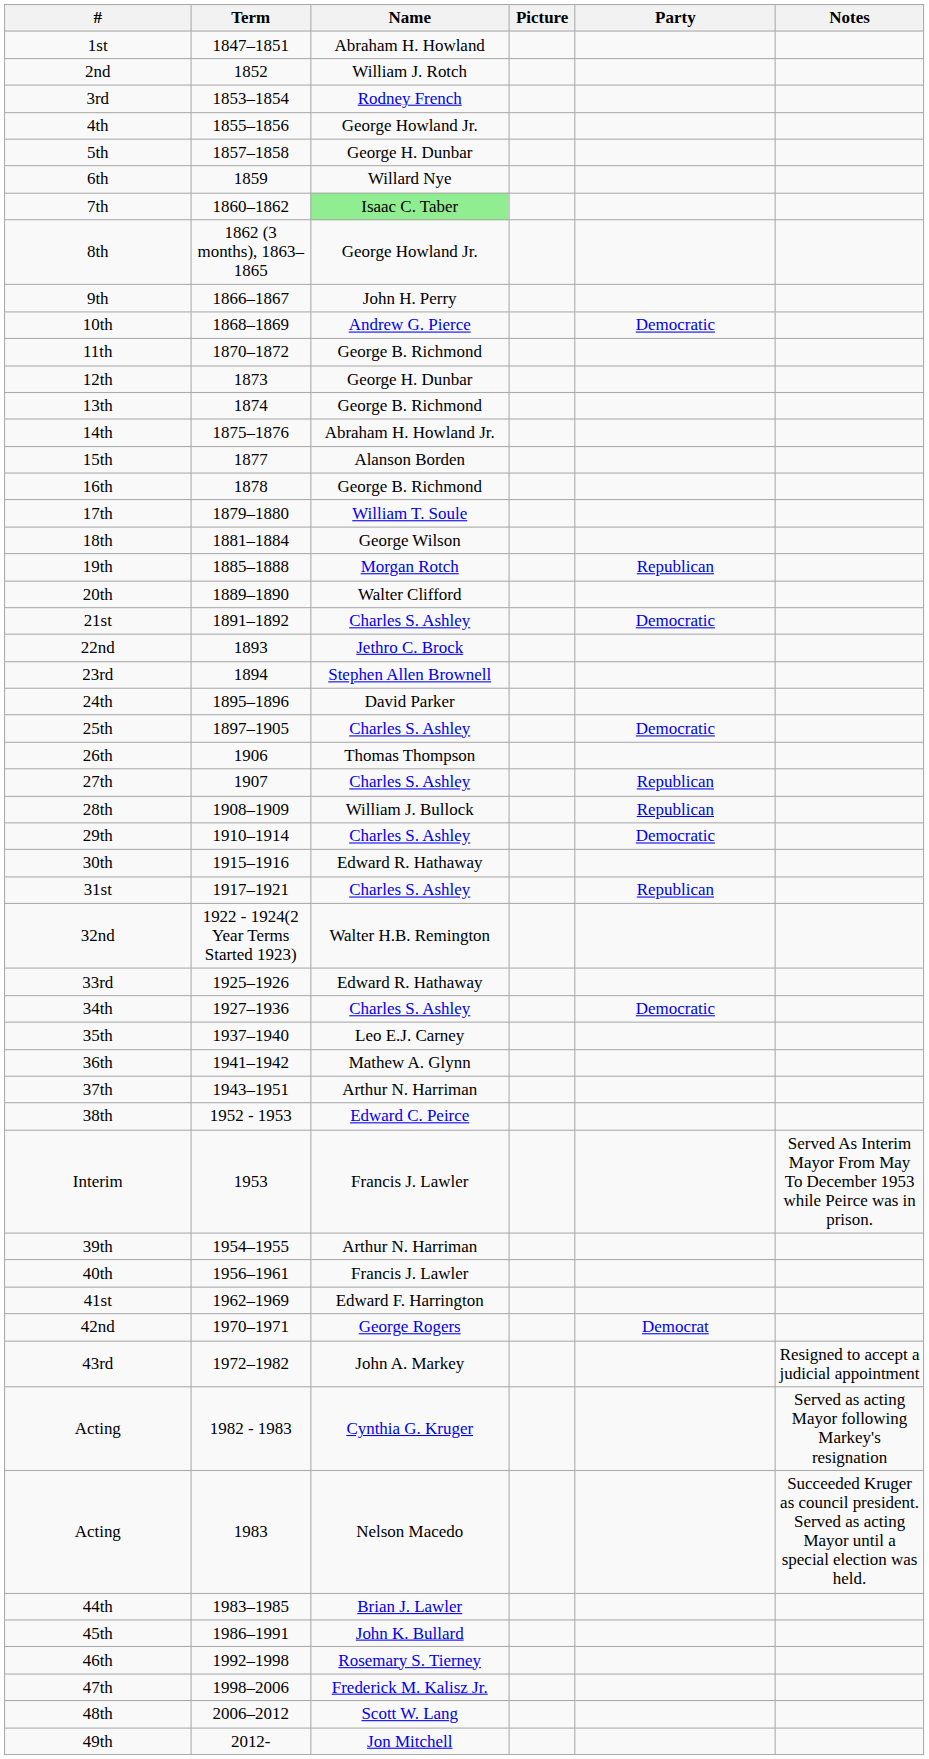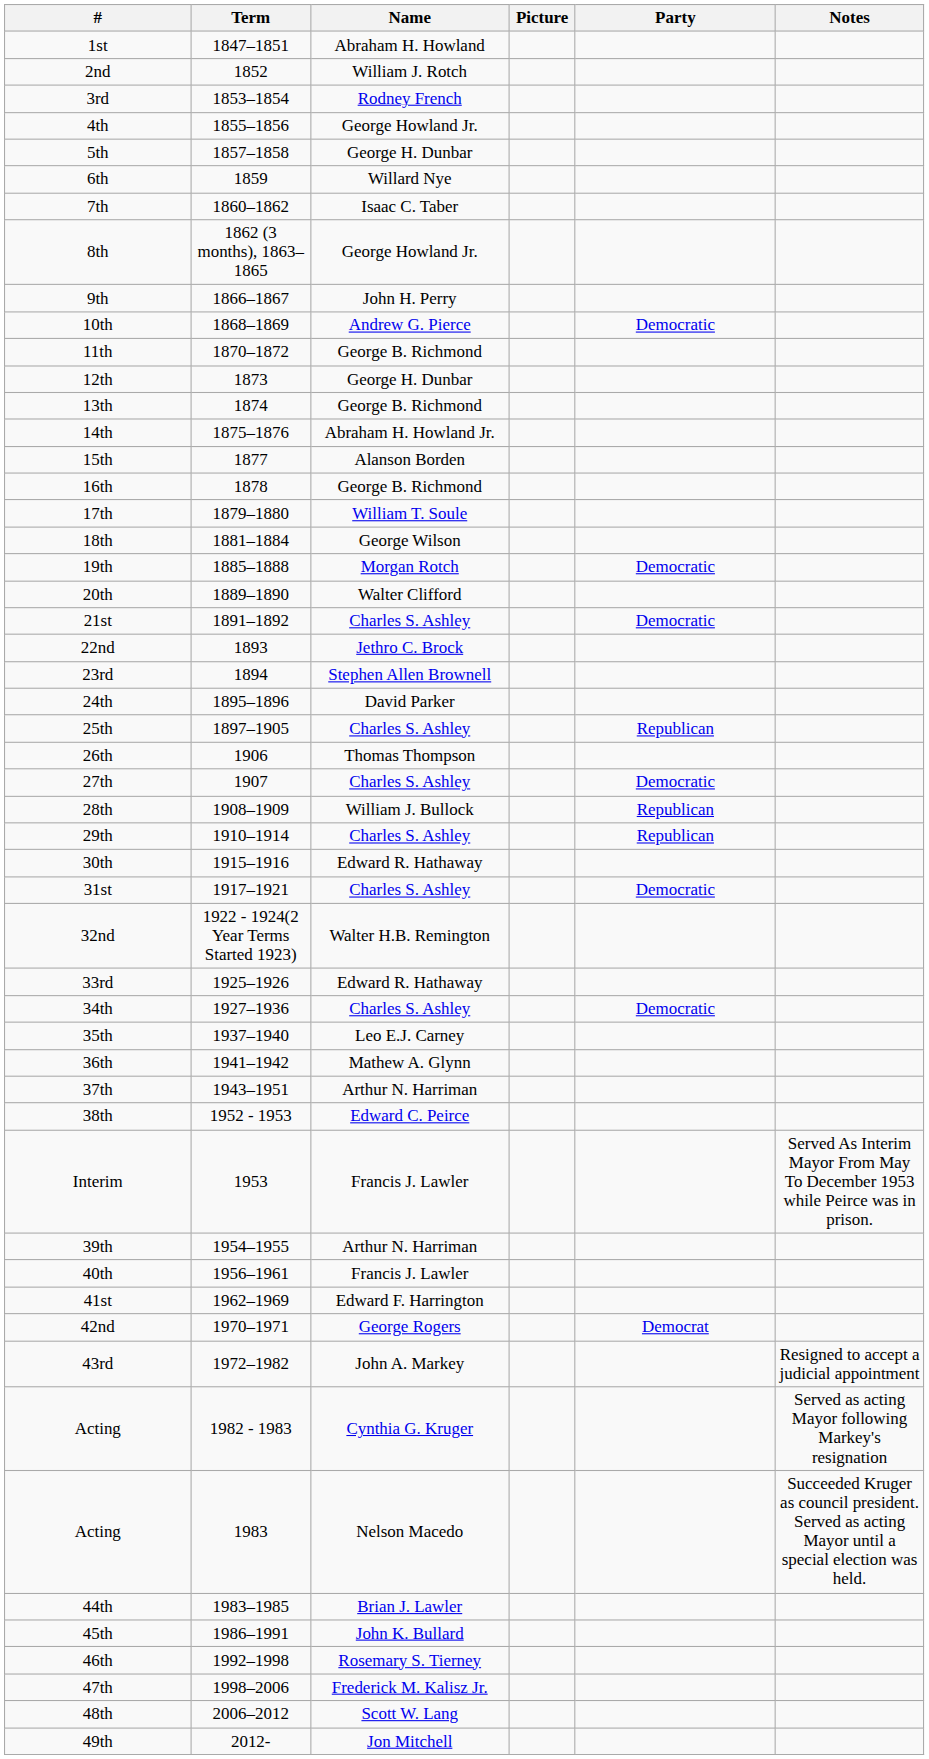(410, 206) lightgreen background -> (410, 206) no background
(675, 567) Republican -> (675, 567) Democratic
(675, 728) Democratic -> (675, 728) Republican
(675, 782) Republican -> (675, 782) Democratic
(675, 836) Democratic -> (675, 836) Republican
(675, 889) Republican -> (675, 889) Democratic
